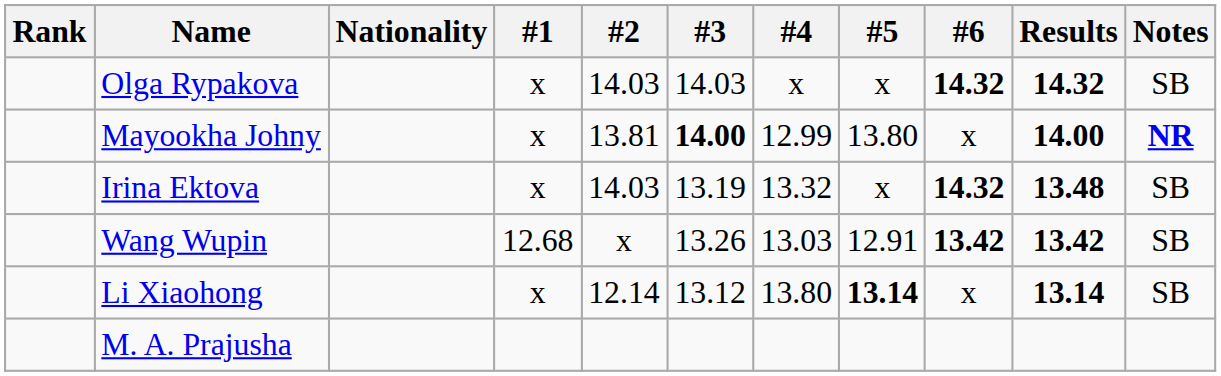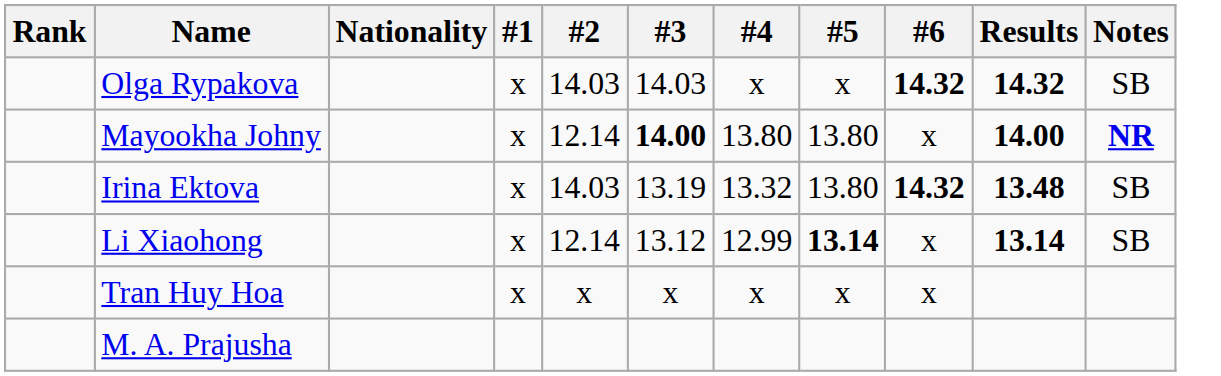(624, 135) 13.81 -> (584, 135) 12.14
(796, 135) 12.99 -> (757, 135) 13.80
(882, 188) x -> (843, 188) 13.80
- row: (184, 240)
(796, 292) 13.80 -> (757, 240) 12.99
+ row: (192, 292)
